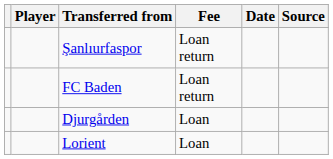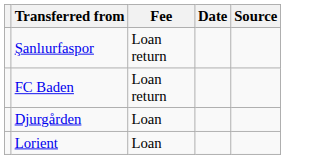- column: (35, 16)
